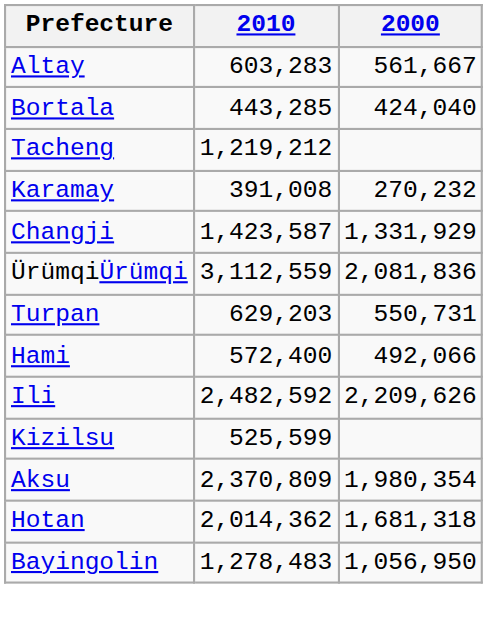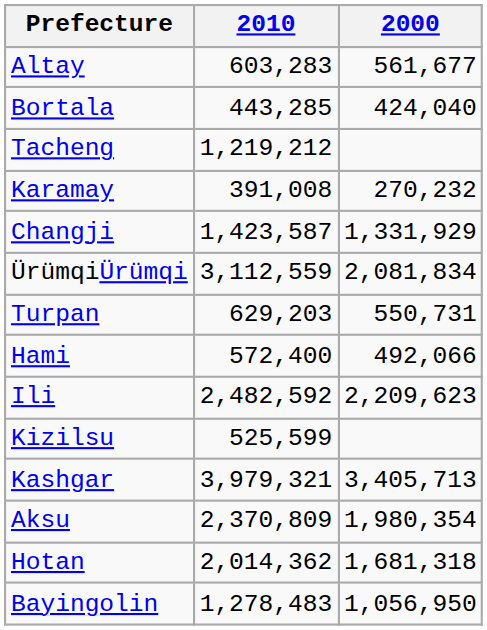(425, 67) 561,667 -> (425, 67) 561,677
(410, 273) 2,081,836 -> (410, 273) 2,081,834
(410, 397) 2,209,626 -> (410, 397) 2,209,623
+ row: (63, 479)
